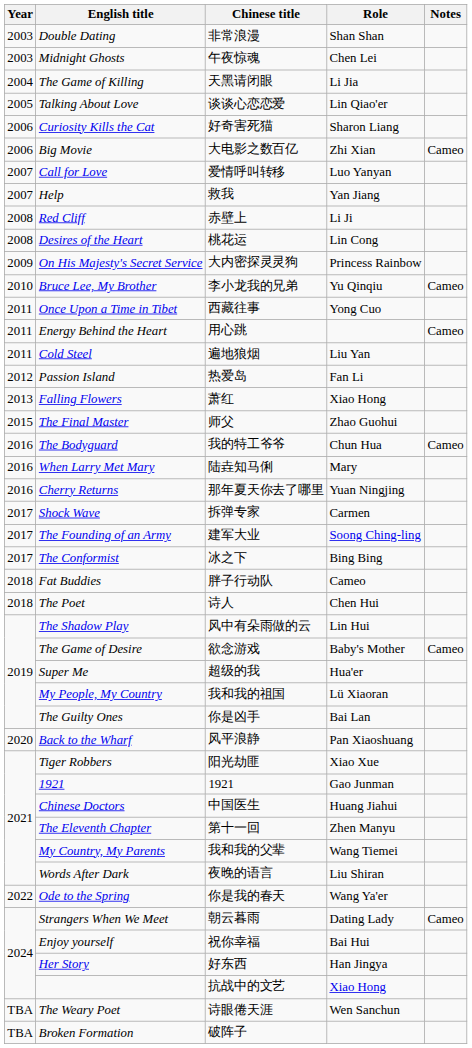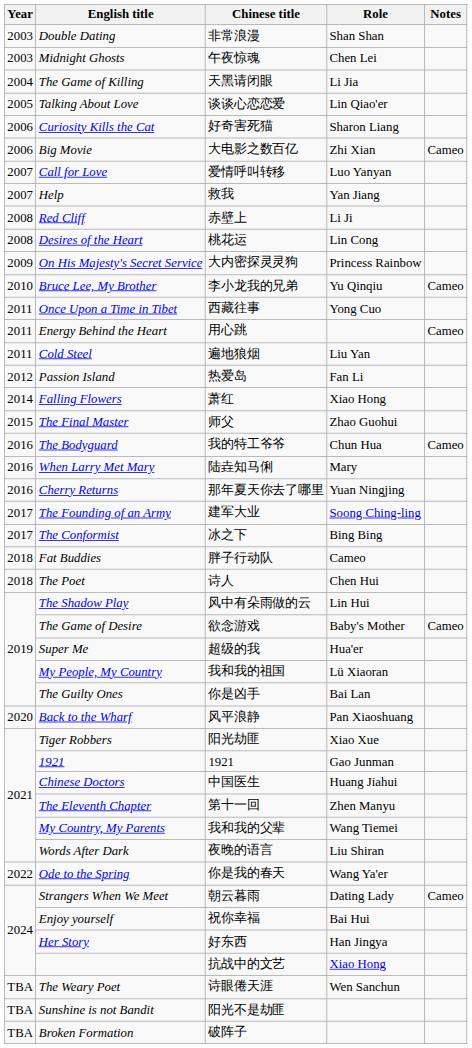(20, 399) 2013 -> (20, 399) 2014
- row: (69, 512)
+ row: (96, 1009)
